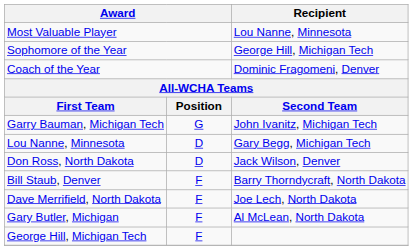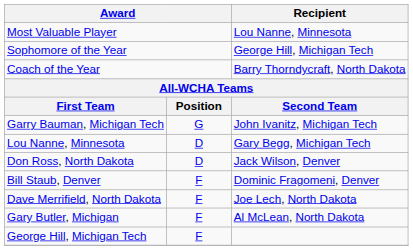(306, 69) Dominic Fragomeni, Denver -> (320, 69) Barry Thorndycraft, North Dakota
(320, 180) Barry Thorndycraft, North Dakota -> (306, 180) Dominic Fragomeni, Denver
